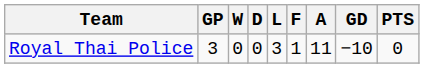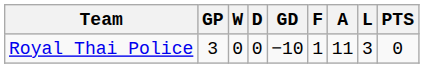columns swapped: (277, 19) <-> (357, 19)
